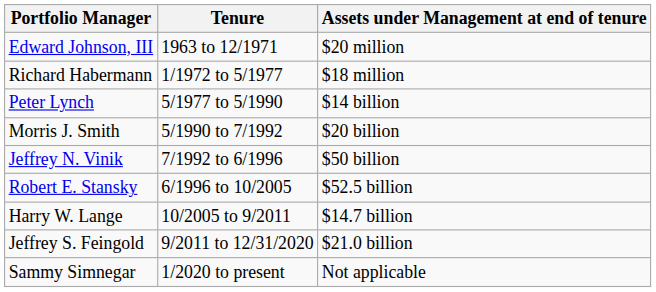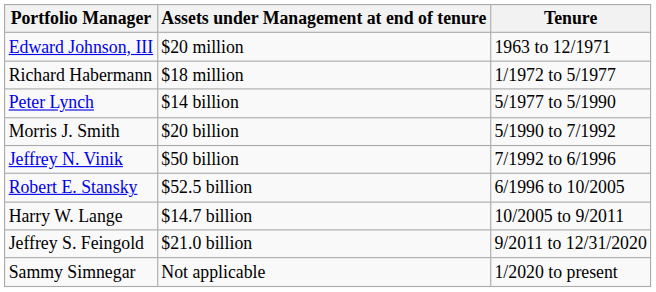columns swapped: (237, 18) <-> (484, 18)
